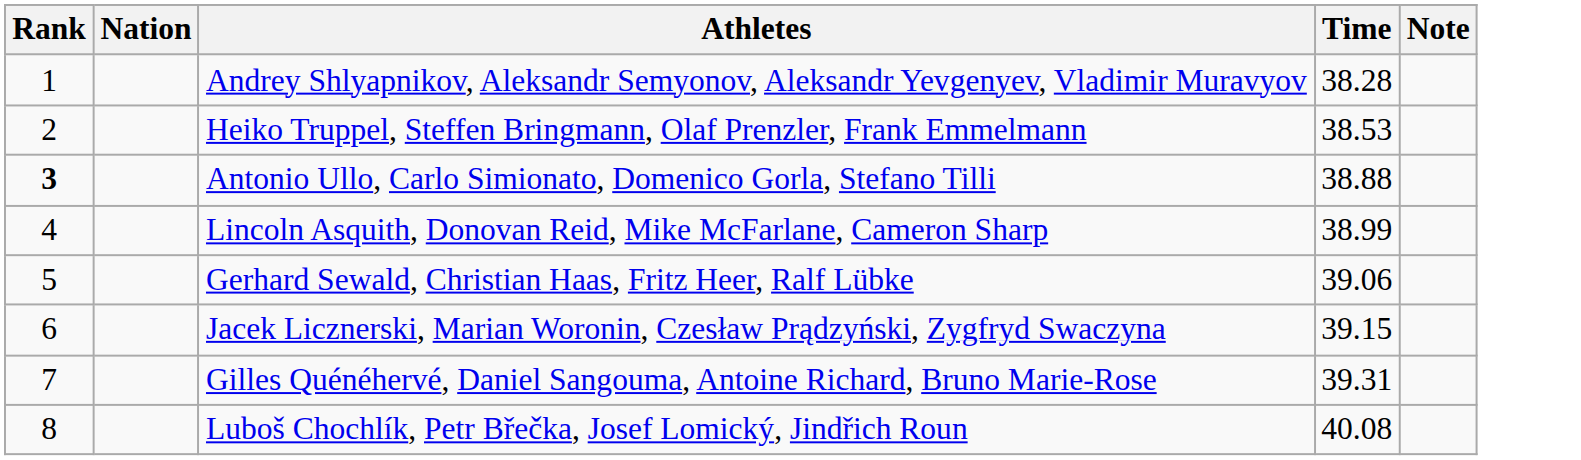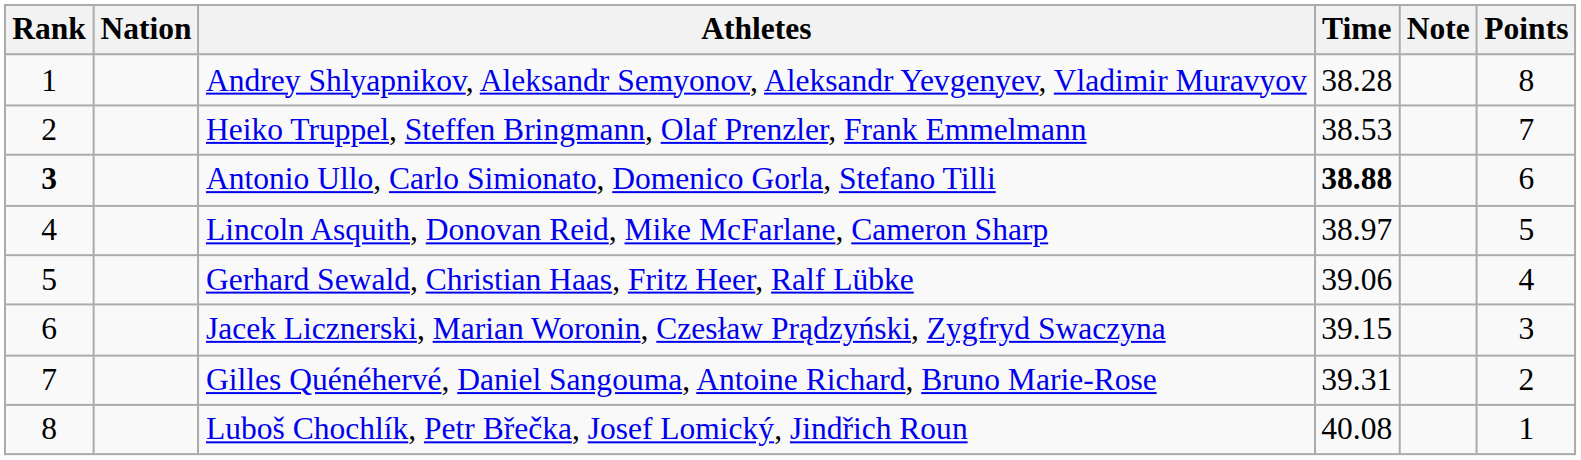+ column: (1526, 29)
(1357, 179) normal -> (1357, 179) bold
(1357, 229) 38.99 -> (1357, 229) 38.97
